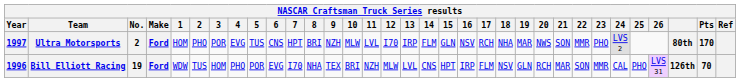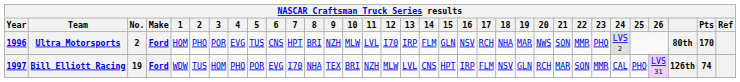(16, 43) 1997 -> (16, 43) 1996
(16, 65) 1996 -> (16, 65) 1997
(707, 65) 70 -> (707, 65) 74
